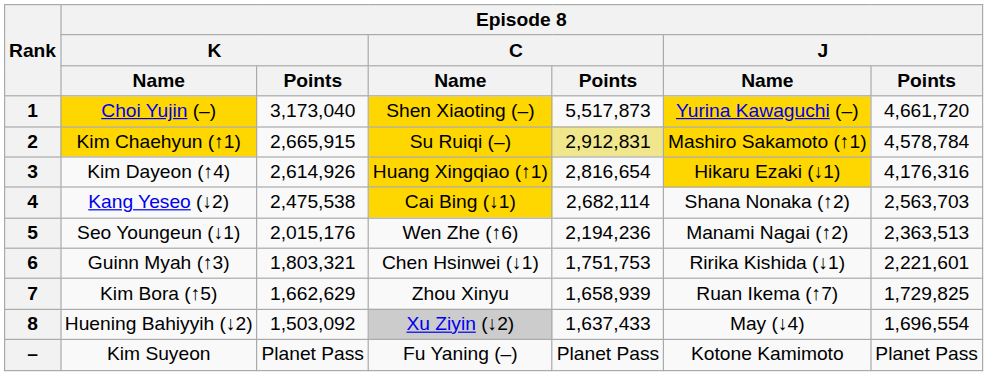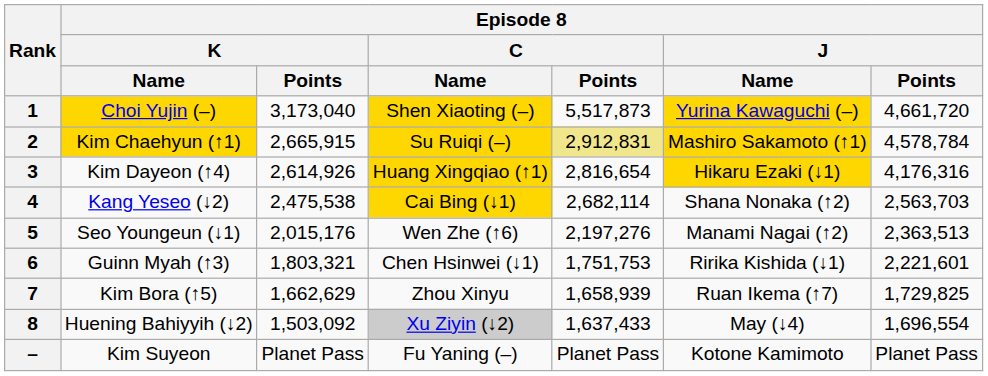(608, 232) 2,194,236 -> (608, 232) 2,197,276
